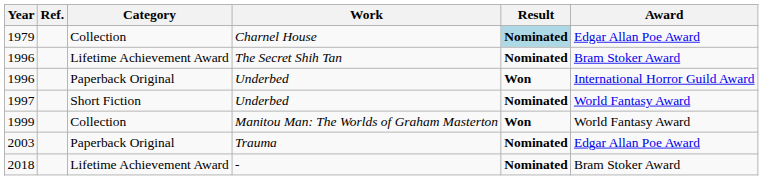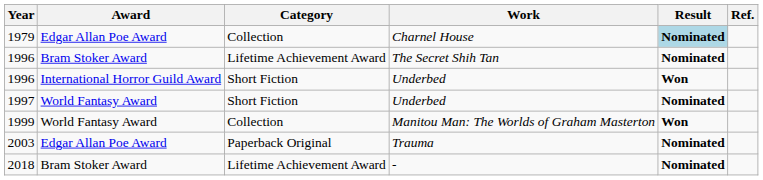columns swapped: (664, 15) <-> (52, 15)
(122, 79) Paperback Original -> (263, 79) Short Fiction
